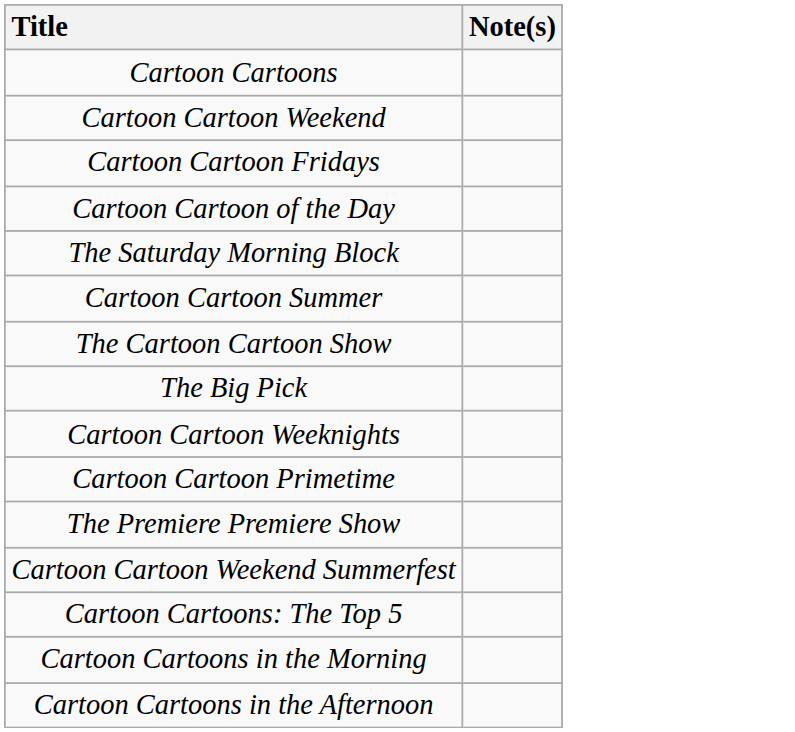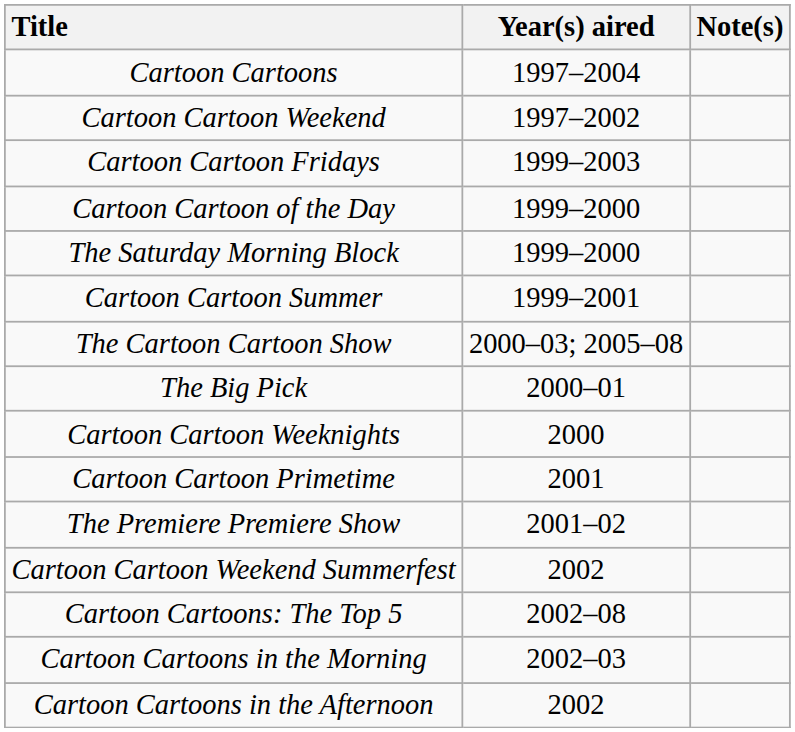+ column: (576, 27)
